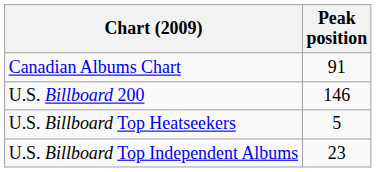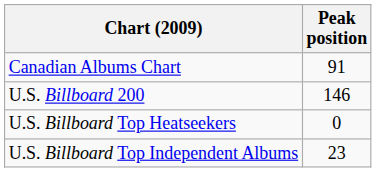(337, 124) 5 -> (337, 124) 0
